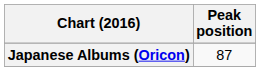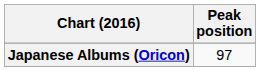(224, 54) 87 -> (224, 54) 97
